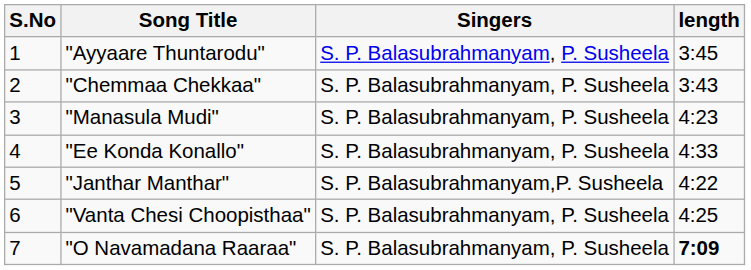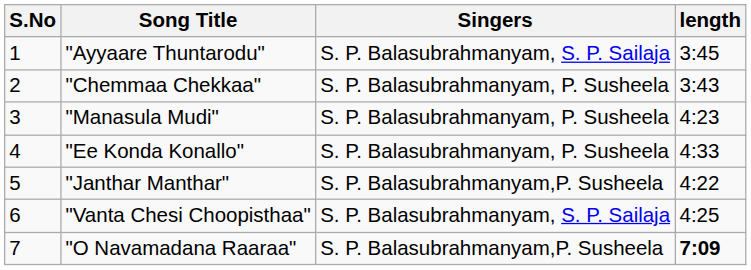(495, 53) S. P. Balasubrahmanyam, P. Susheela -> (495, 53) S. P. Balasubrahmanyam, S. P. Sailaja
(495, 215) S. P. Balasubrahmanyam, P. Susheela -> (495, 215) S. P. Balasubrahmanyam, S. P. Sailaja
(495, 248) S. P. Balasubrahmanyam, P. Susheela -> (492, 248) S. P. Balasubrahmanyam,P. Susheela
